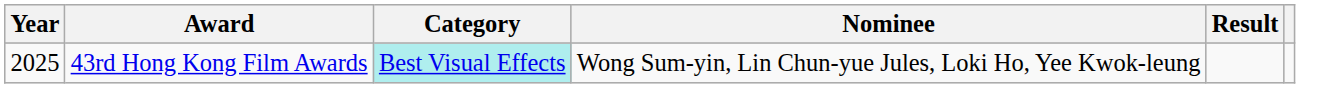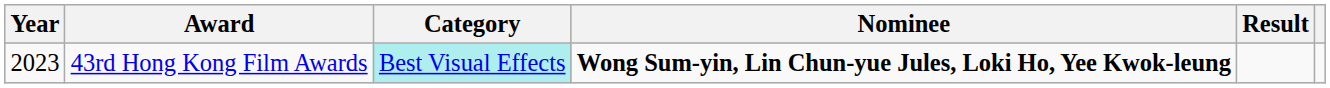(35, 62) 2025 -> (35, 62) 2023
(889, 62) normal -> (904, 62) bold
